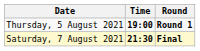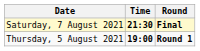rows swapped: (65, 25) <-> (65, 39)
